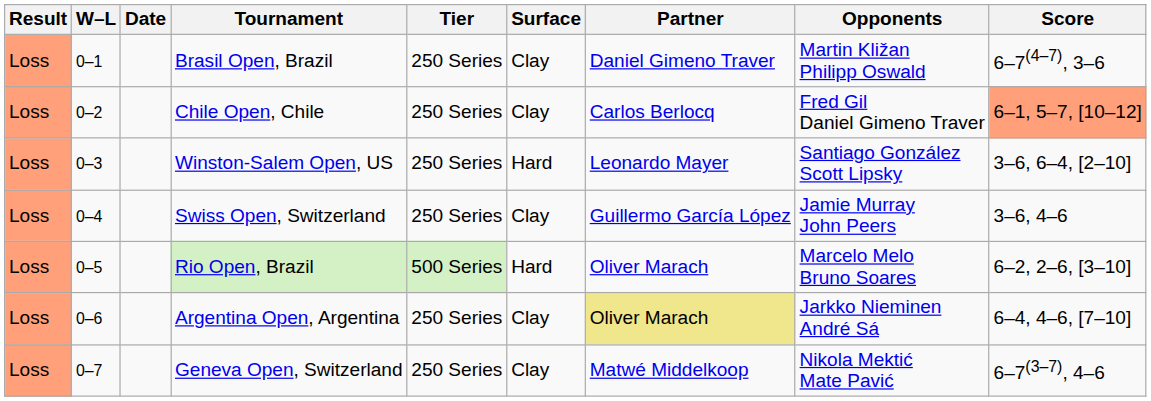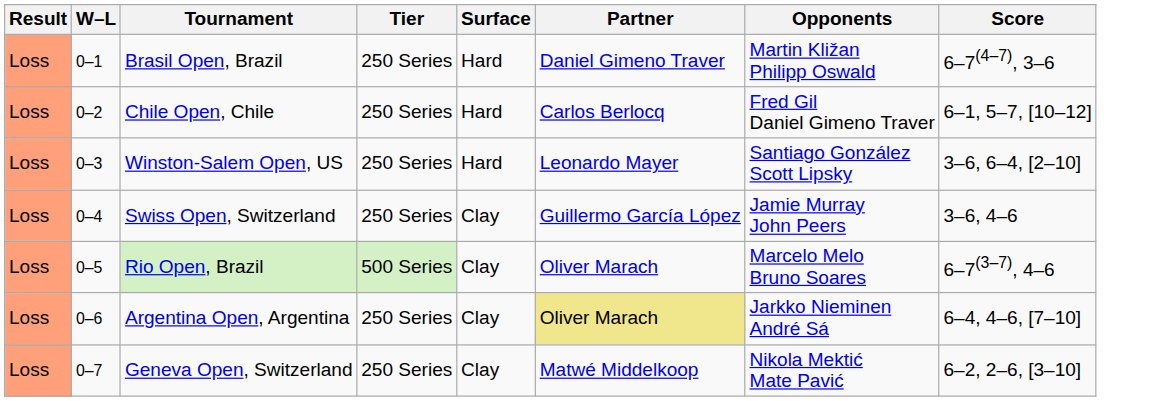- column: (146, 19)
(530, 60) Clay -> (482, 60) Hard
(530, 112) Clay -> (482, 112) Hard
(1068, 112) lightsalmon background -> (1018, 112) no background
(532, 266) Hard -> (480, 266) Clay
(1062, 266) 6–2, 2–6, [3–10] -> (999, 266) 6–7(3–7), 4–6
(1049, 370) 6–7(3–7), 4–6 -> (1012, 370) 6–2, 2–6, [3–10]
